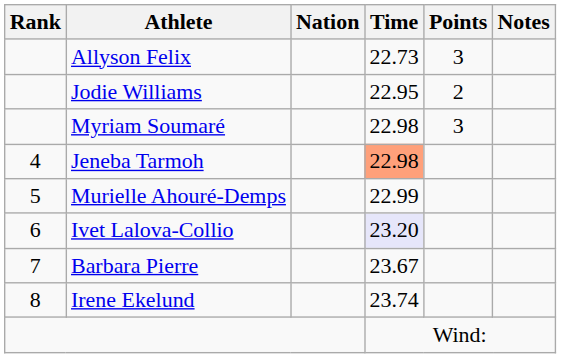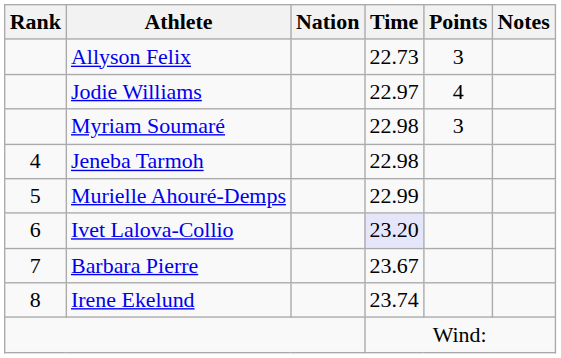(394, 91) 22.95 -> (394, 91) 22.97
(458, 91) 2 -> (458, 91) 4
(394, 160) lightsalmon background -> (394, 160) no background
